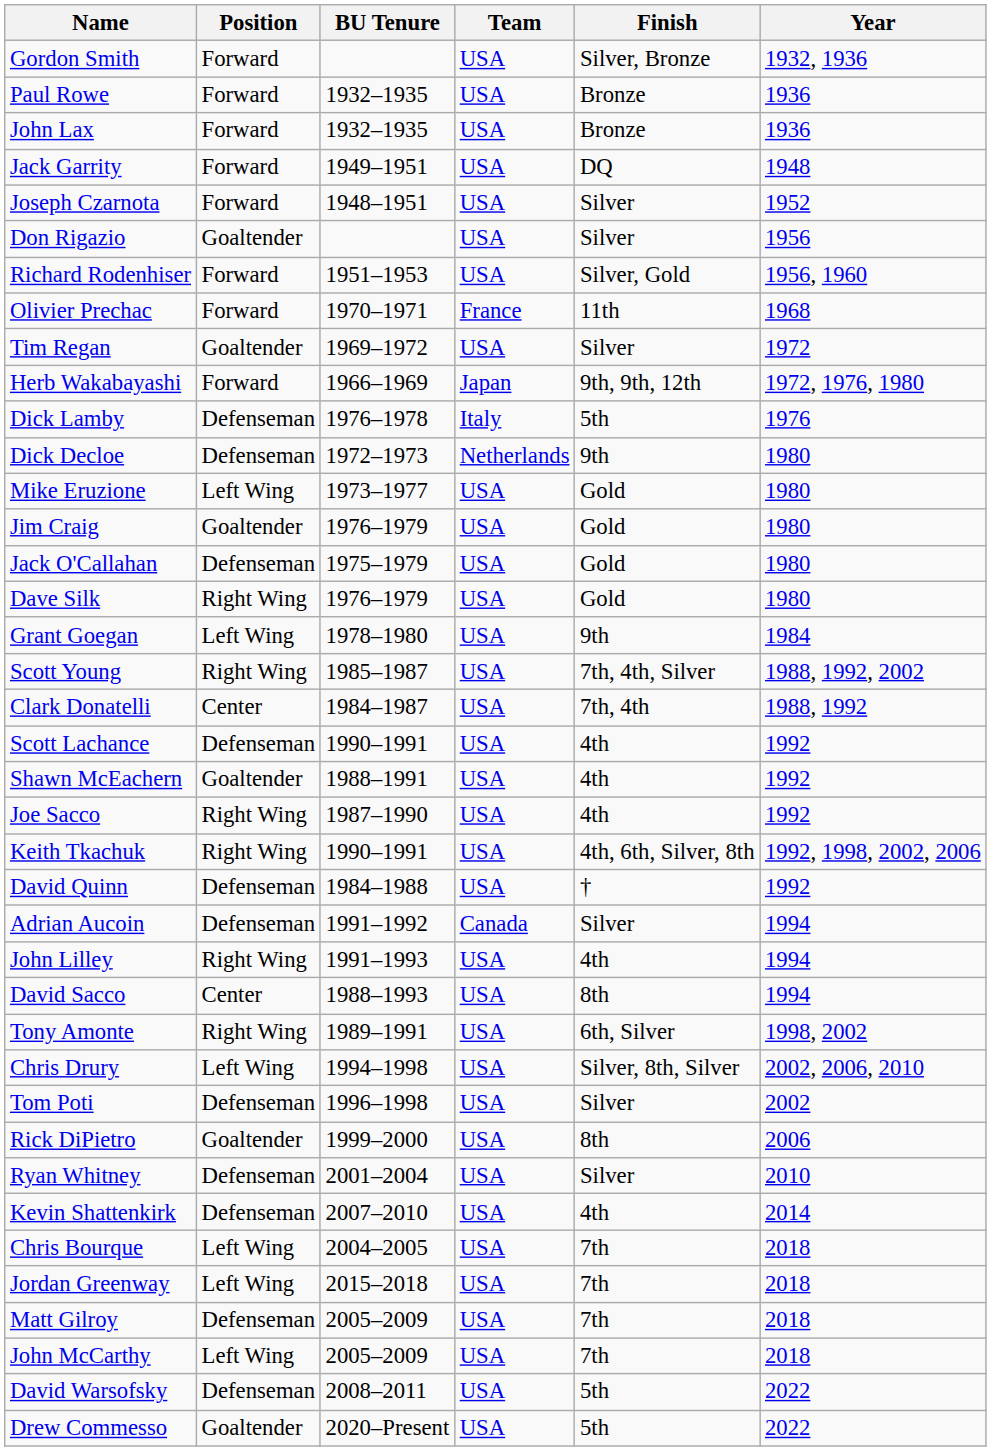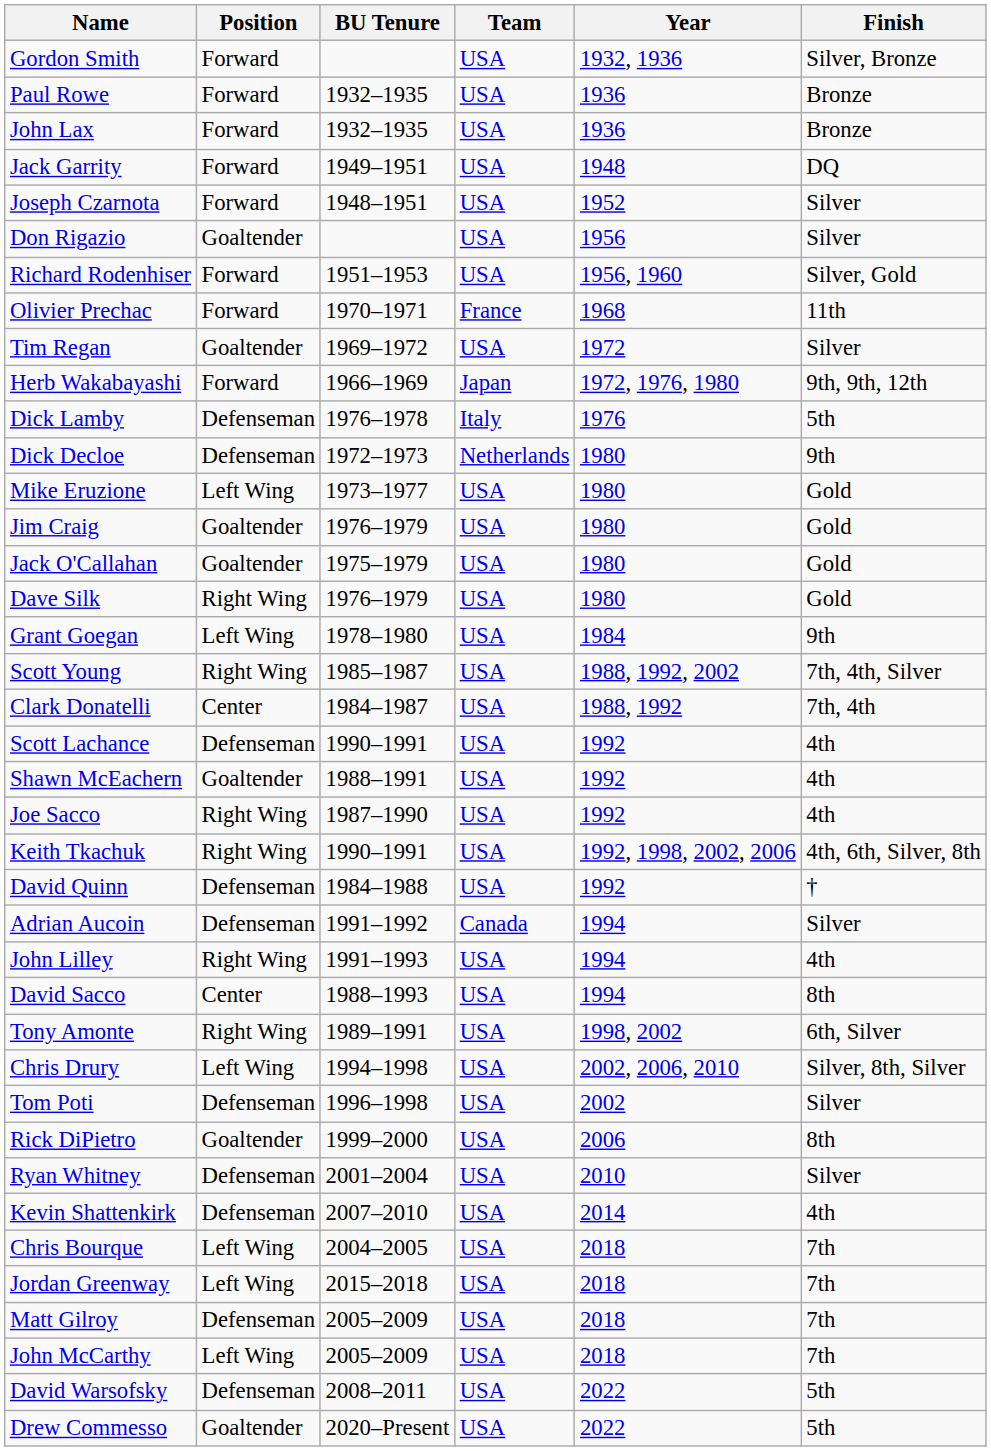columns swapped: (873, 22) <-> (667, 22)
(258, 563) Defenseman -> (252, 563) Goaltender
